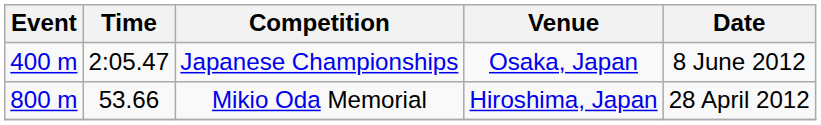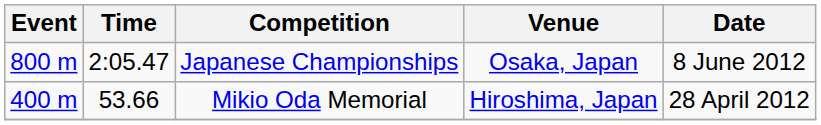(44, 61) 400 m -> (44, 61) 800 m
(44, 100) 800 m -> (44, 100) 400 m
